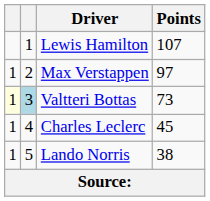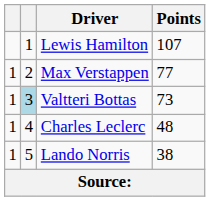(165, 72) 97 -> (165, 72) 77
(13, 99) lightyellow background -> (13, 99) no background
(165, 127) 45 -> (165, 127) 48
